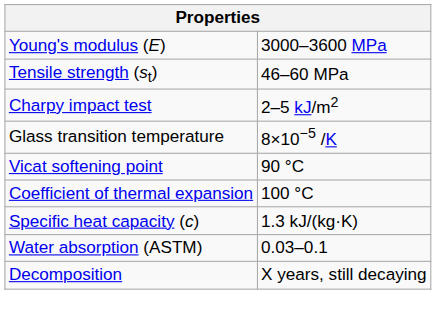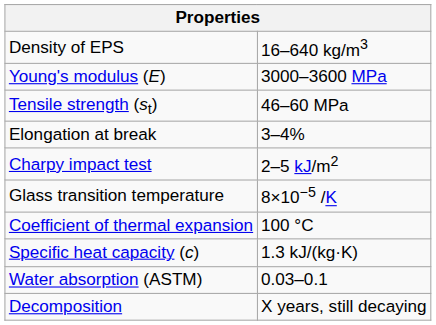+ row: (66, 47)
+ row: (83, 134)
- row: (86, 166)
